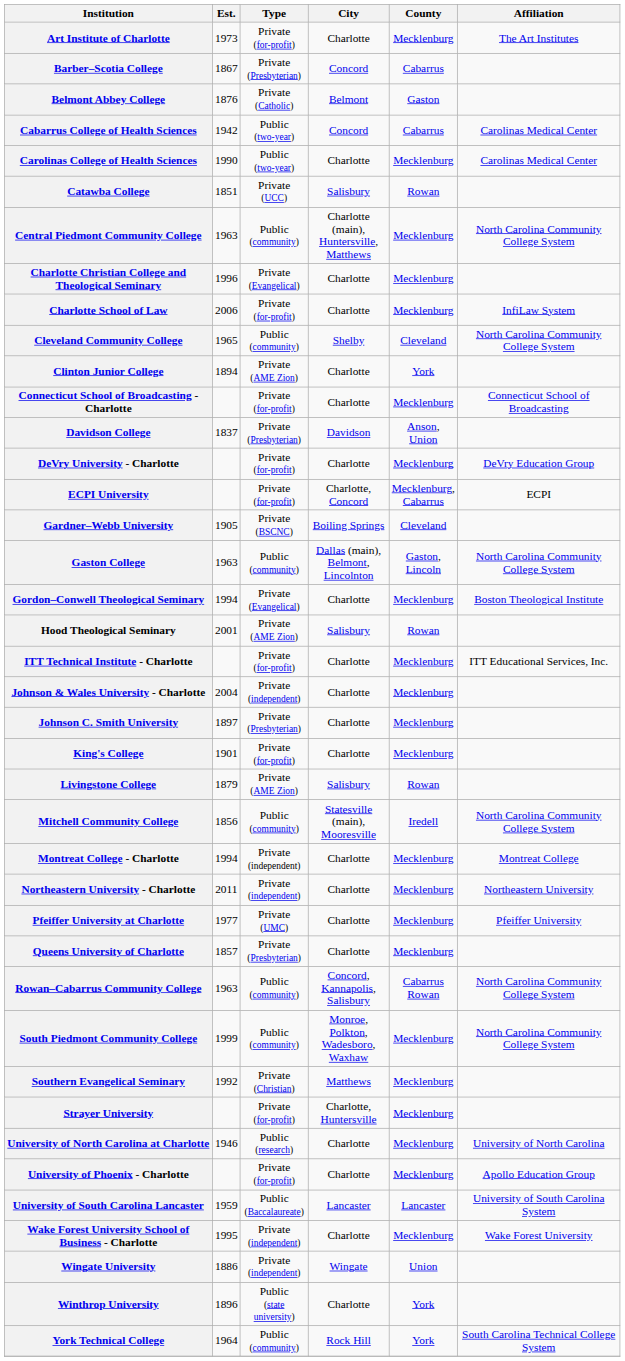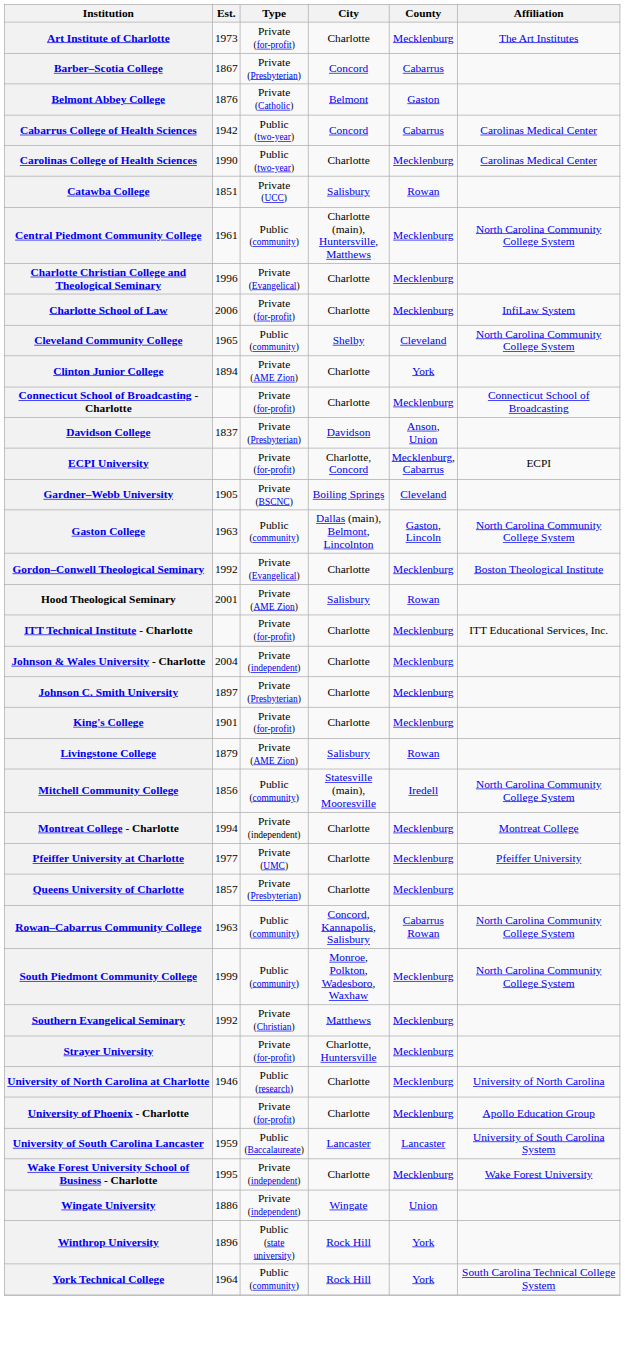(226, 235) 1963 -> (226, 235) 1961
- row: (108, 463)
(226, 599) 1994 -> (226, 568) 1992
- row: (108, 889)
(349, 1304) Charlotte -> (349, 1242) Rock Hill
